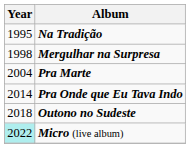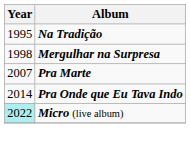(20, 73) 2004 -> (20, 73) 2007
- row: (87, 113)
